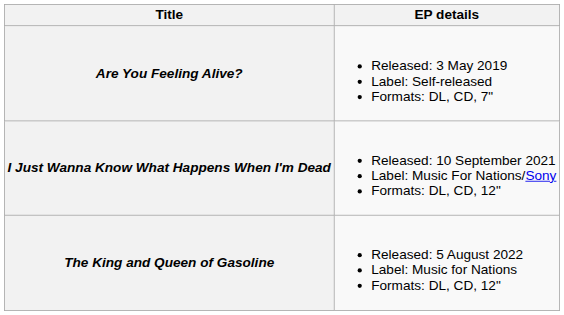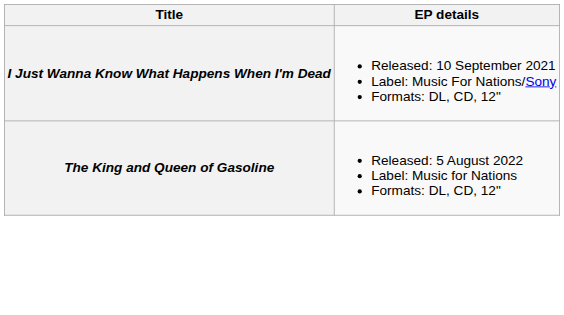- row: (169, 73)
